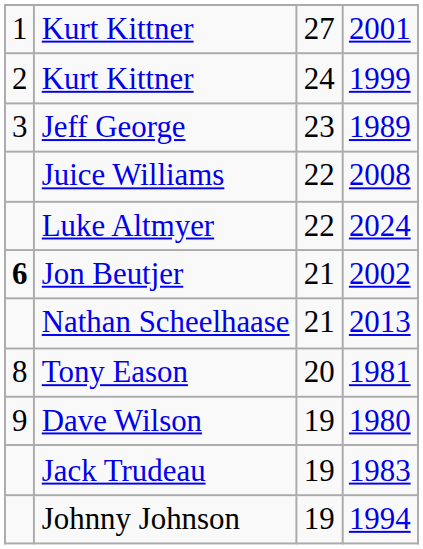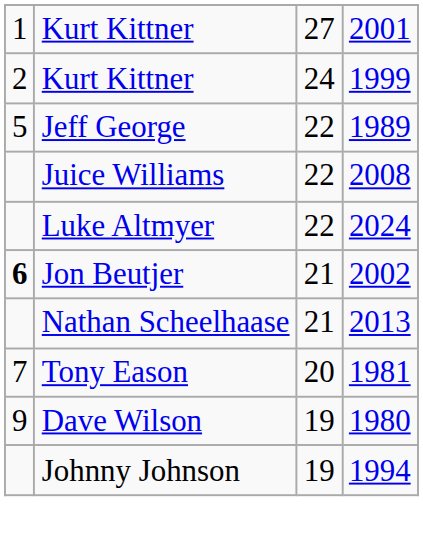(20, 126) 3 -> (20, 126) 5
(319, 126) 23 -> (319, 126) 22
(20, 371) 8 -> (20, 371) 7
- row: (124, 469)
